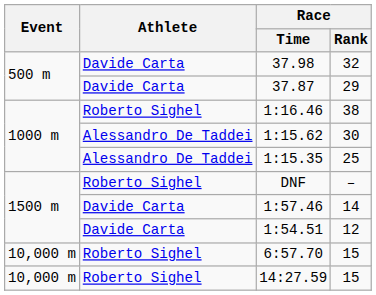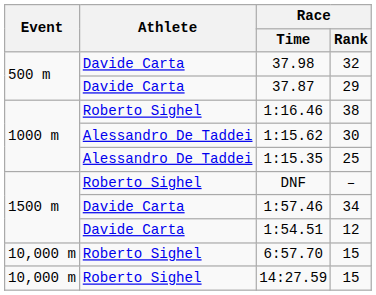(351, 206) 14 -> (351, 206) 34
